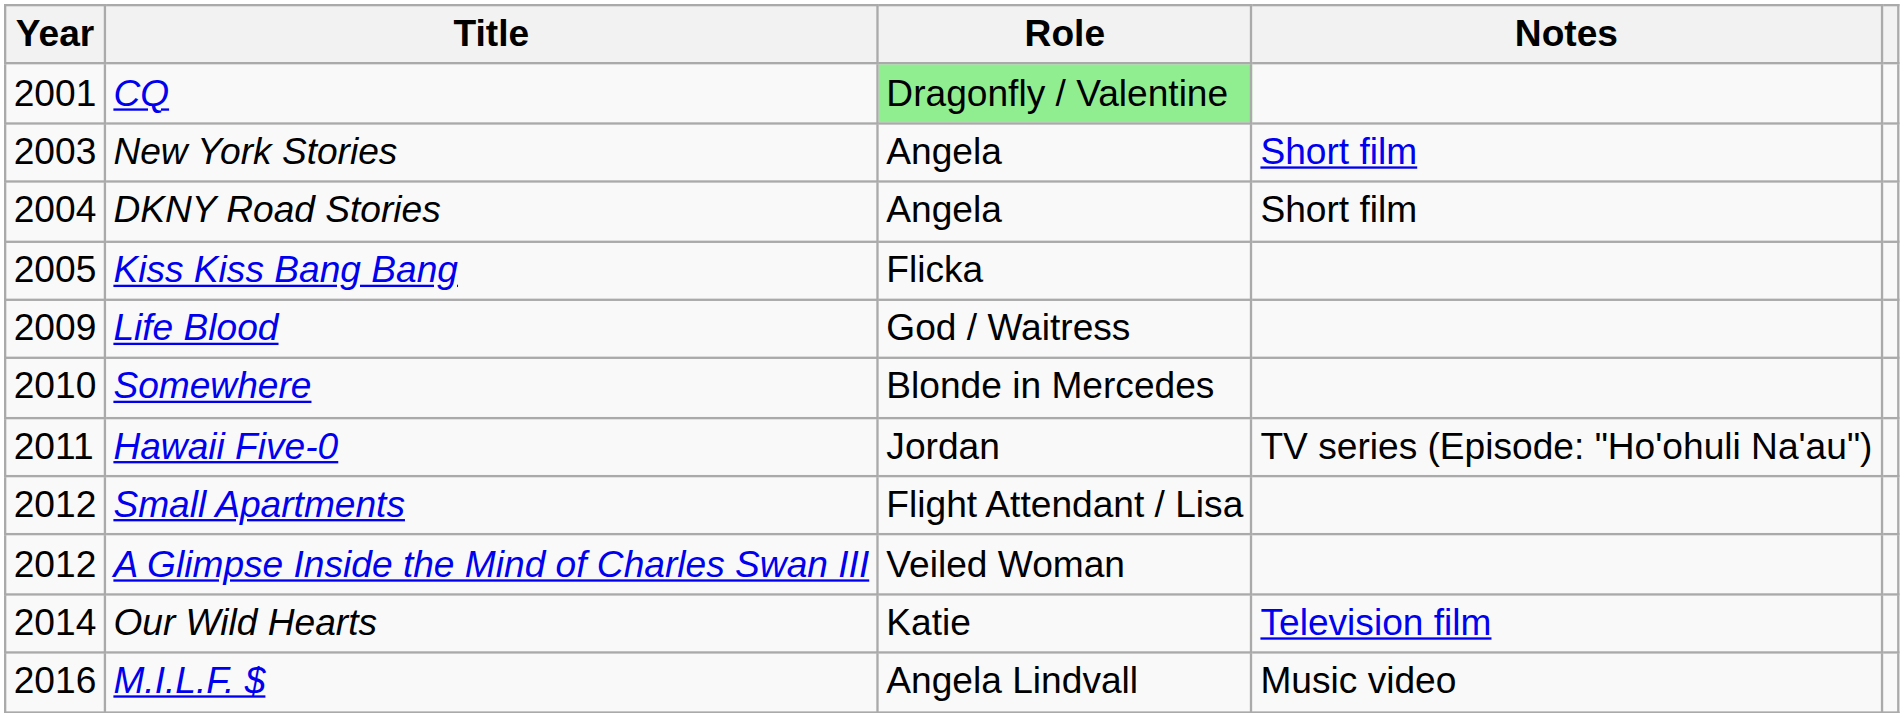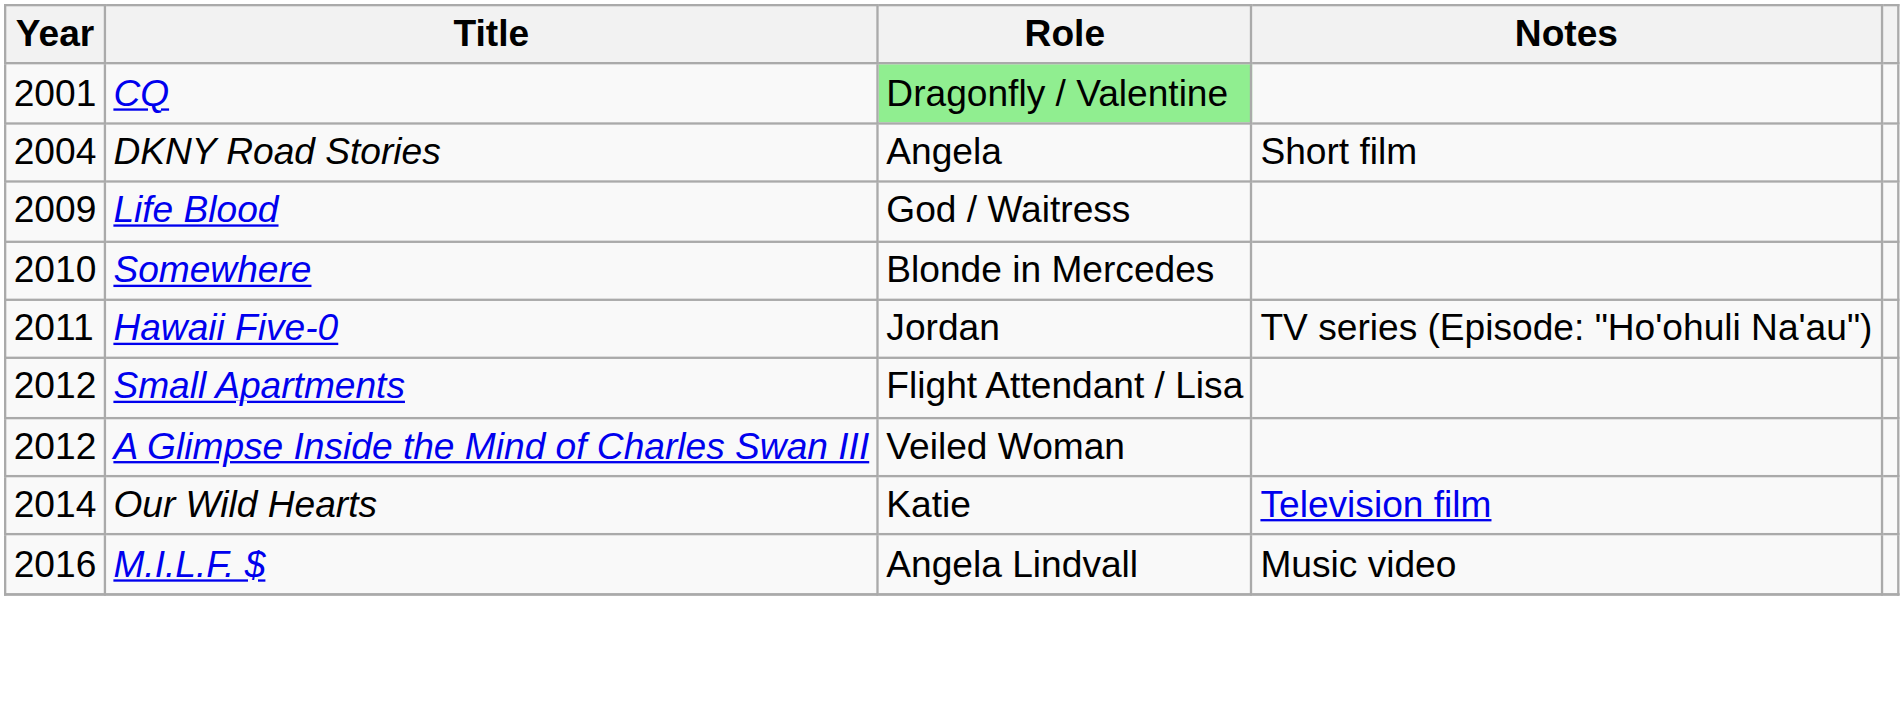- row: (255, 151)
- row: (286, 269)
